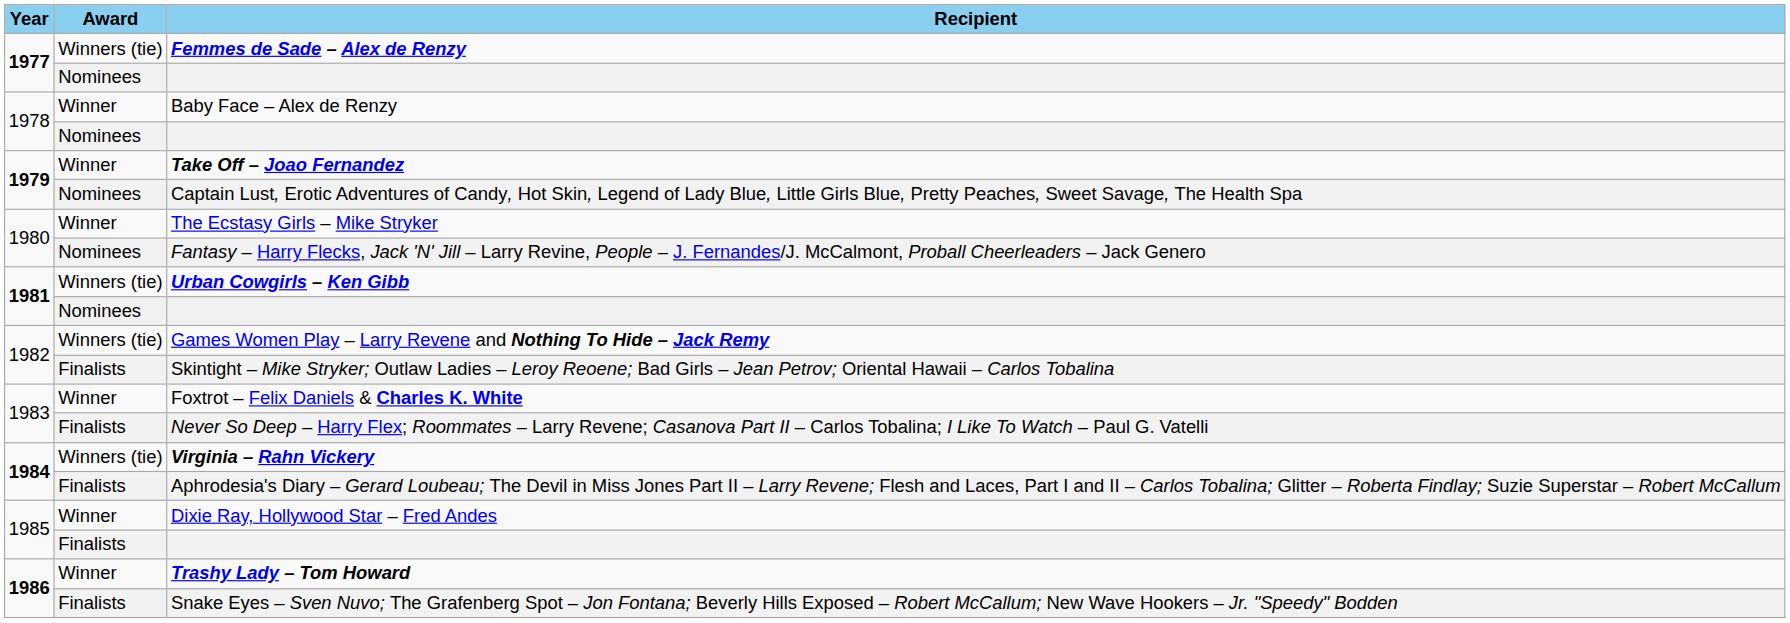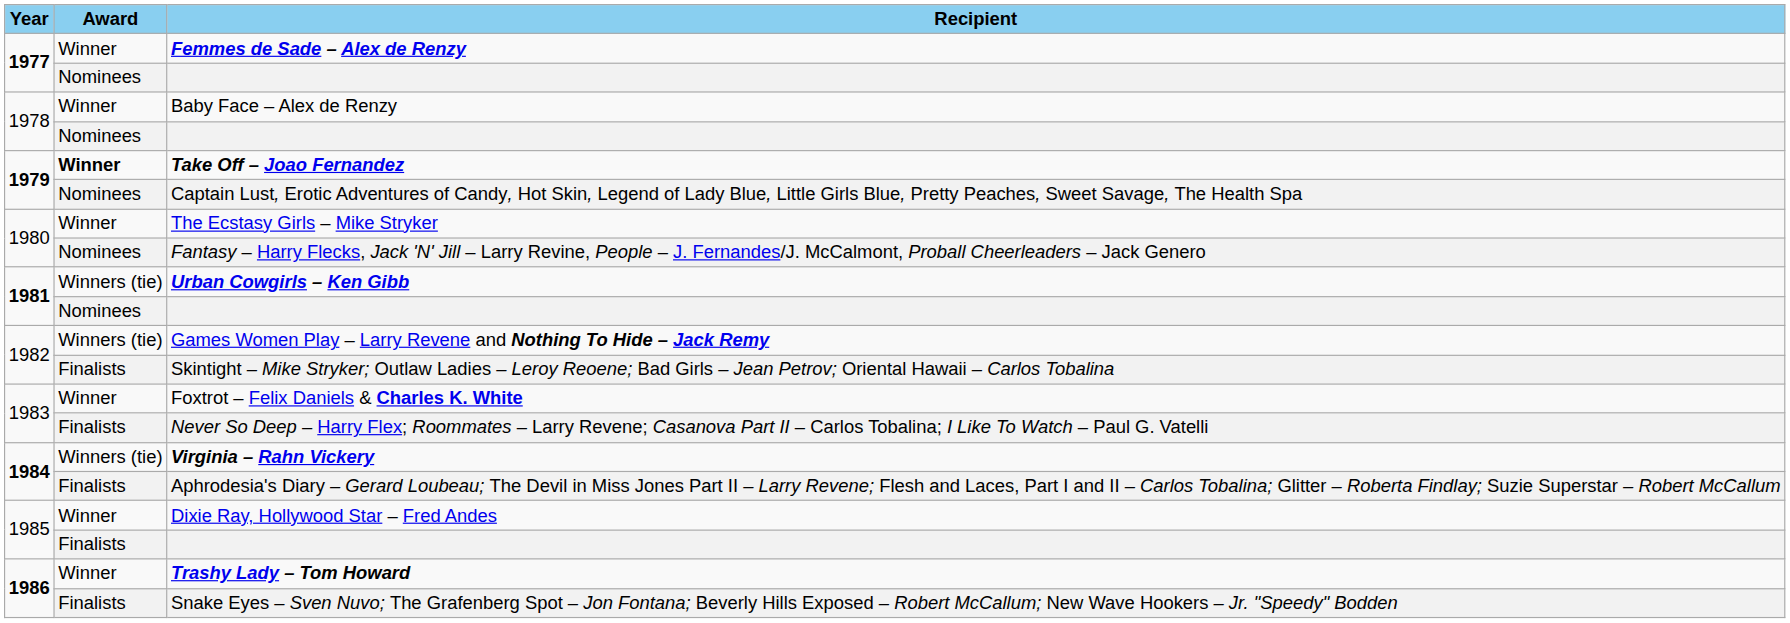(110, 48) Winners (tie) -> (87, 48) Winner
(87, 164) normal -> (89, 164) bold
